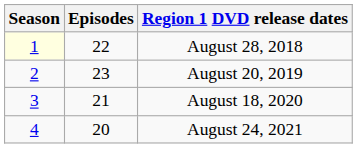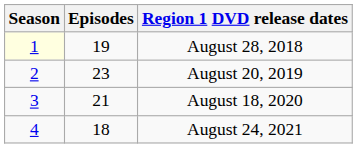(101, 45) 22 -> (101, 45) 19
(101, 128) 20 -> (101, 128) 18
